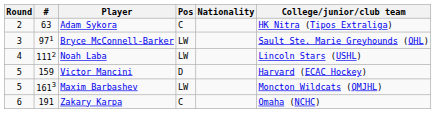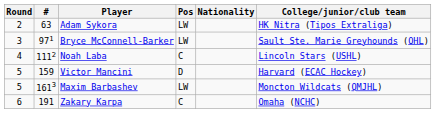(180, 25) C -> (183, 25) LW
(183, 57) LW -> (180, 57) C
